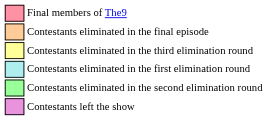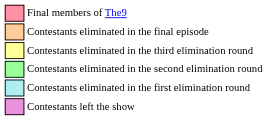rows swapped: (145, 88) <-> (139, 69)
